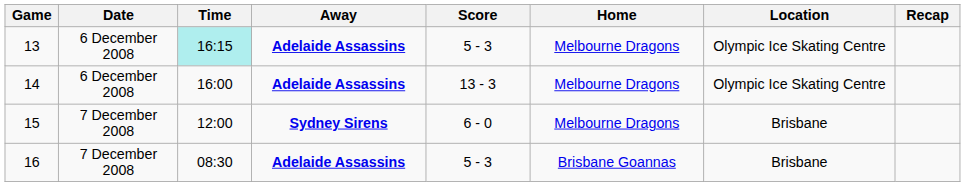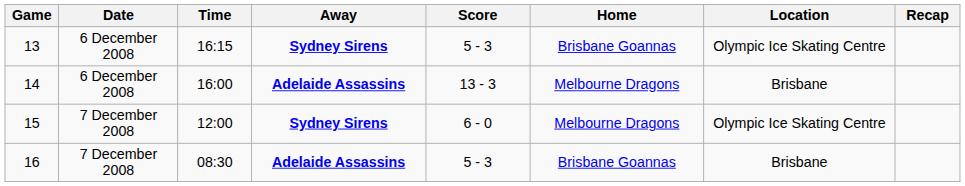(215, 46) paleturquoise background -> (215, 46) no background
(339, 46) Adelaide Assassins -> (339, 46) Sydney Sirens
(617, 46) Melbourne Dragons -> (617, 46) Brisbane Goannas
(799, 84) Olympic Ice Skating Centre -> (799, 84) Brisbane
(799, 123) Brisbane -> (799, 123) Olympic Ice Skating Centre
